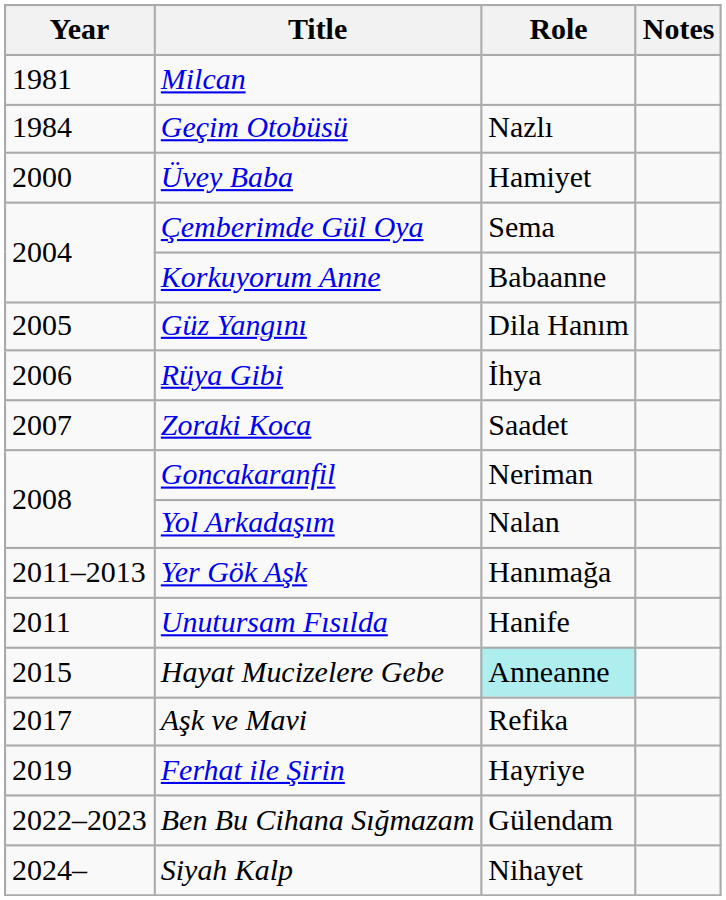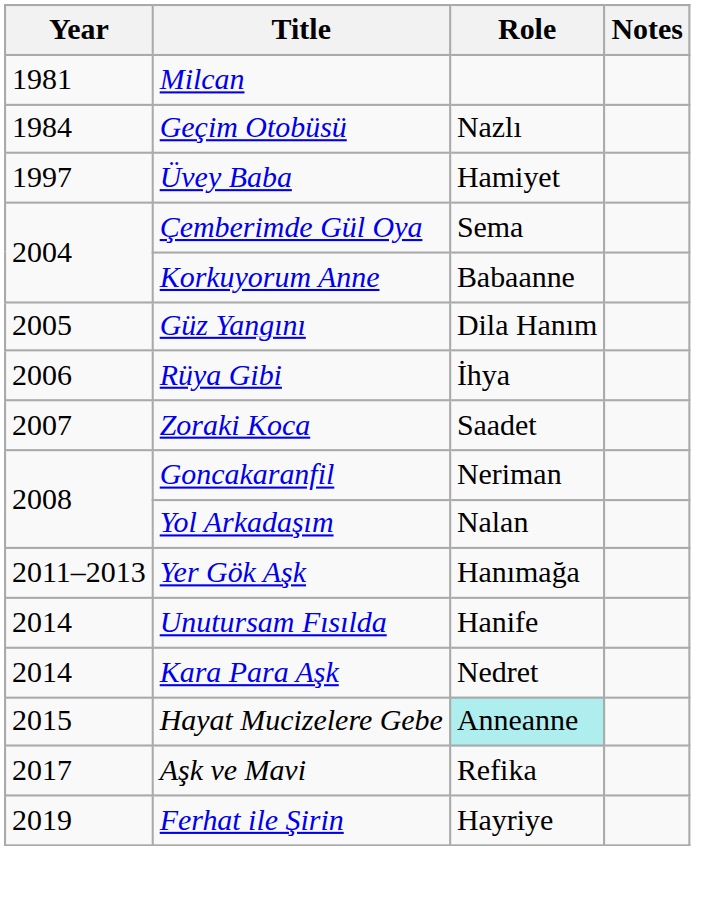(42, 177) 2000 -> (42, 177) 1997
(41, 622) 2011 -> (42, 622) 2014
+ row: (249, 671)
- row: (318, 819)
- row: (227, 869)
